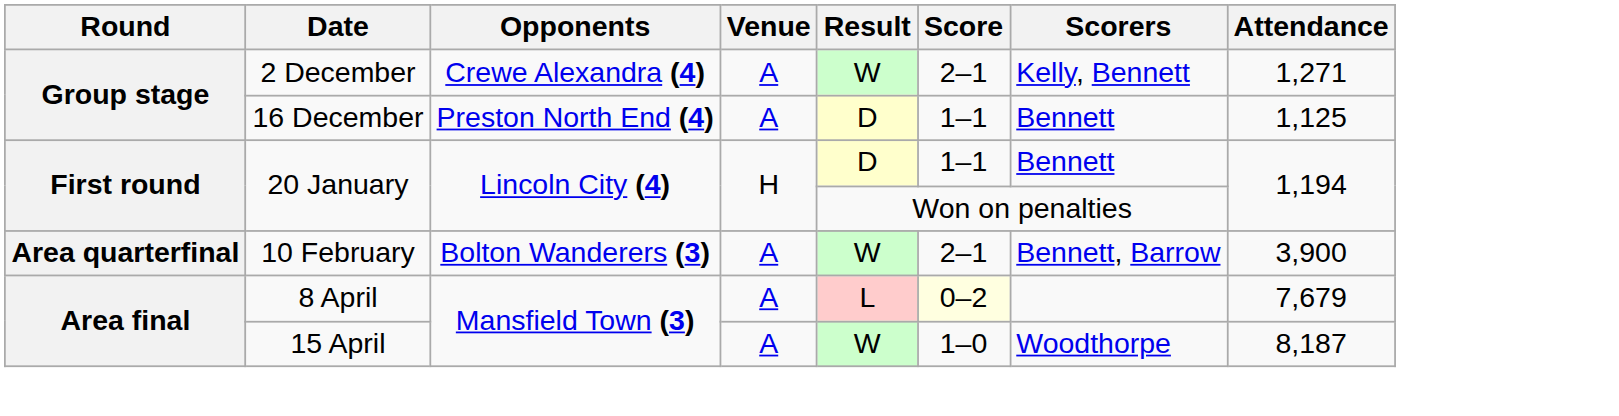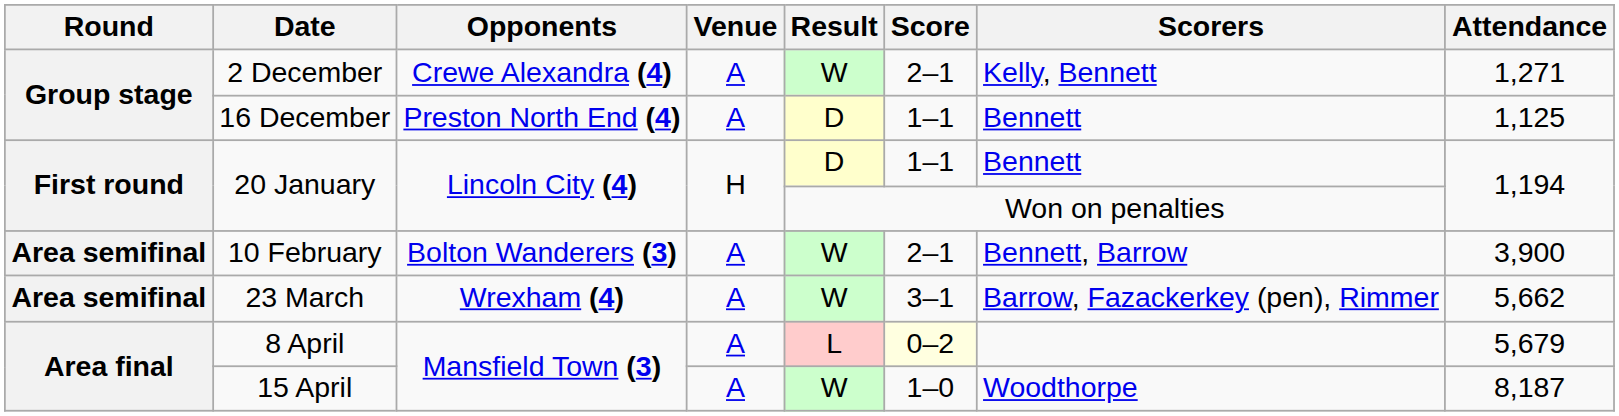(125, 252) Area quarterfinal -> (109, 252) Area semifinal
+ row: (305, 298)
(1311, 298) 7,679 -> (1530, 343) 5,679
